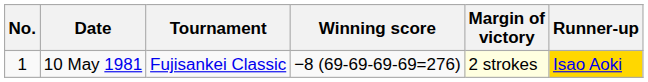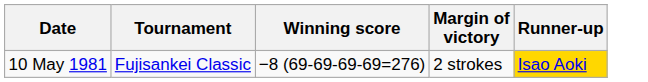- column: (22, 28)
(503, 64) lightyellow background -> (468, 64) no background
